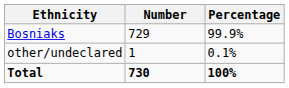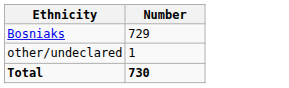- column: (244, 14)
